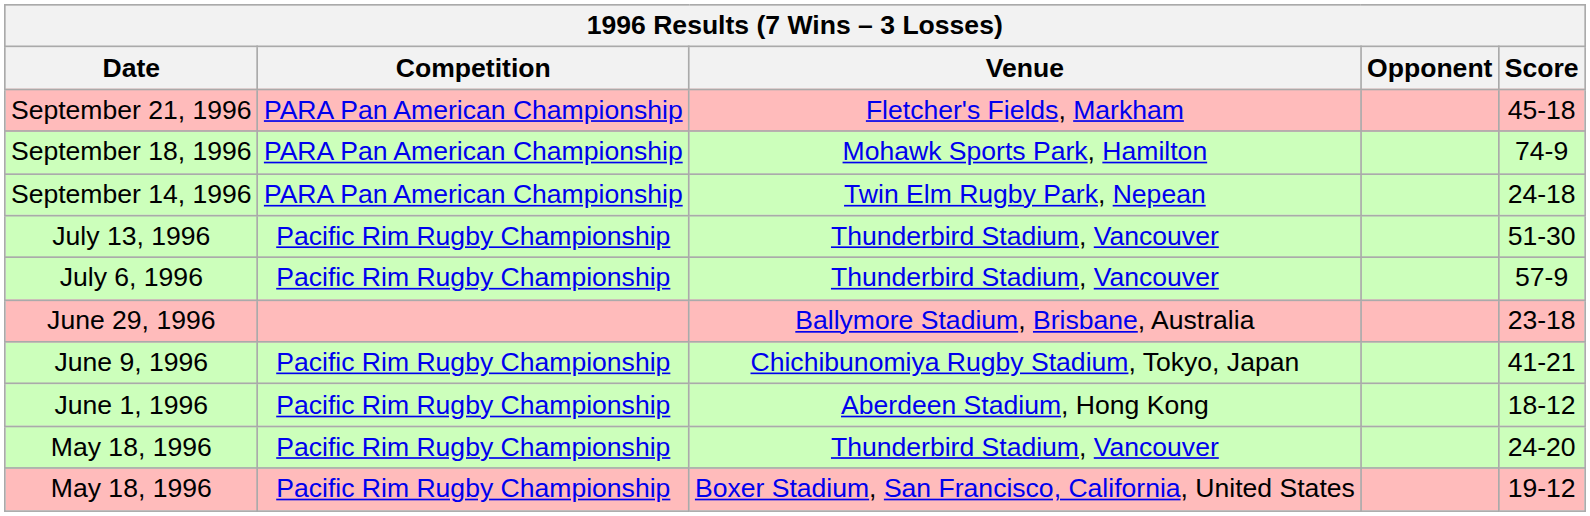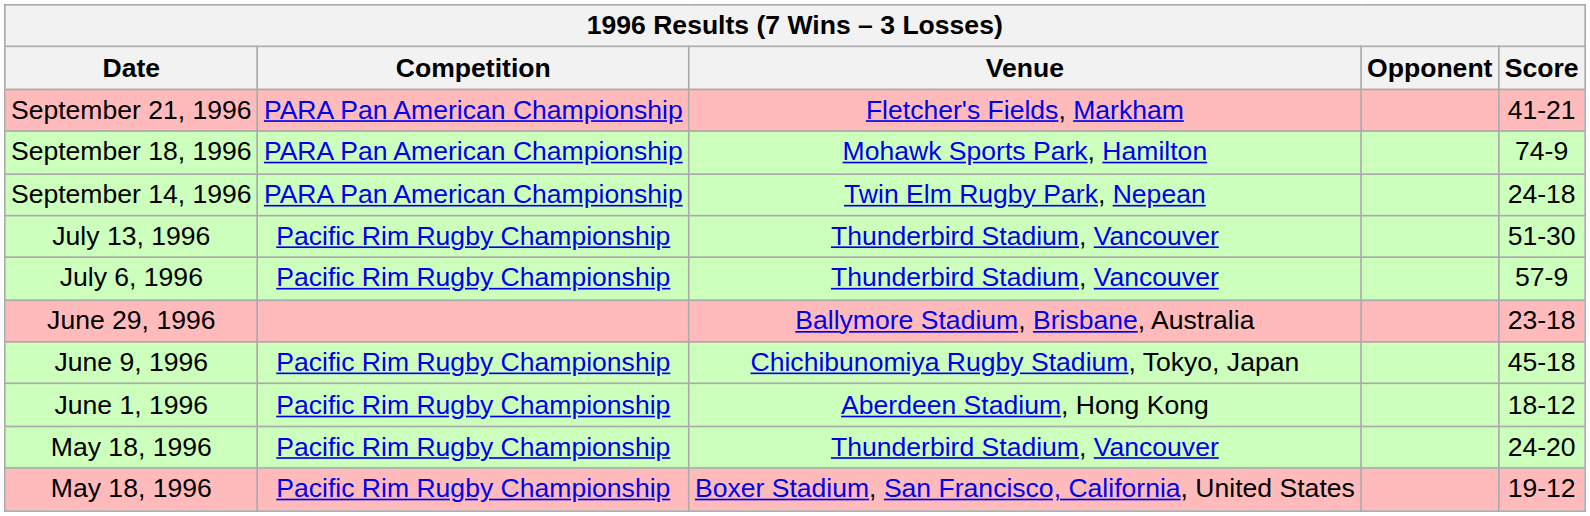(1542, 109) 45-18 -> (1542, 109) 41-21
(1542, 362) 41-21 -> (1542, 362) 45-18
